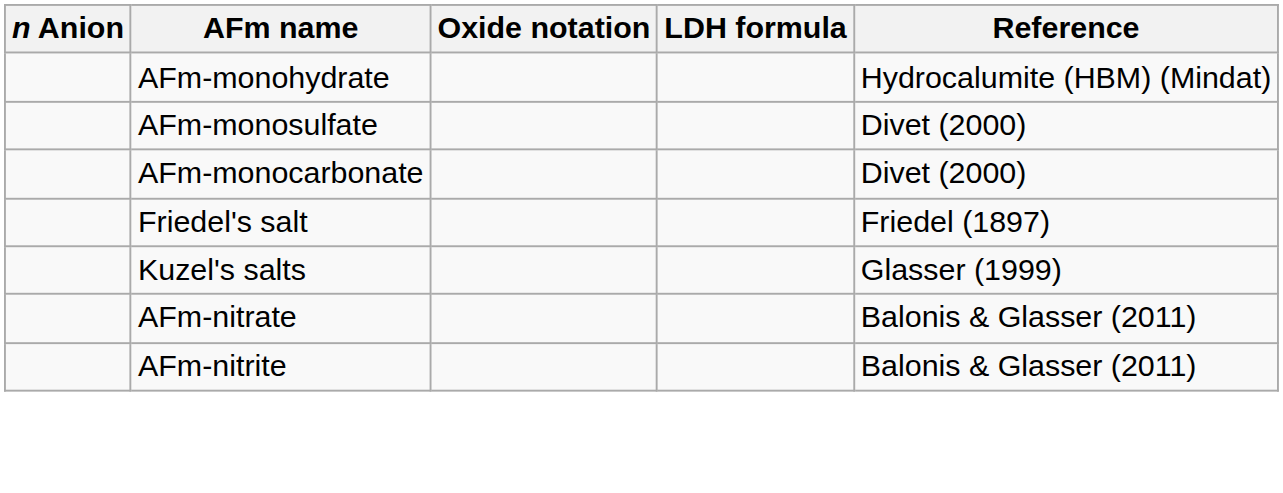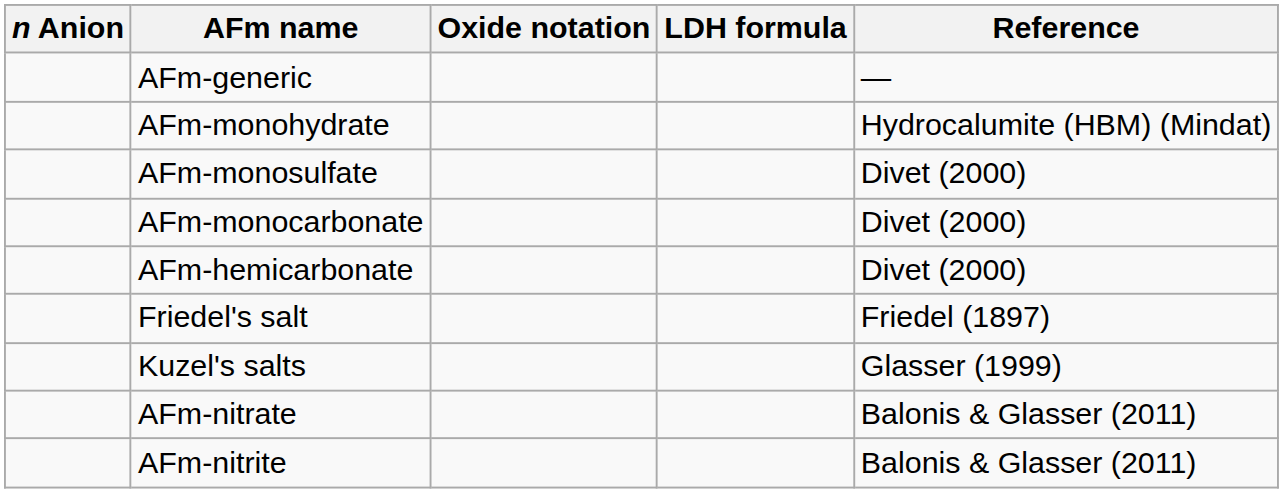+ row: (225, 76)
+ row: (276, 269)
